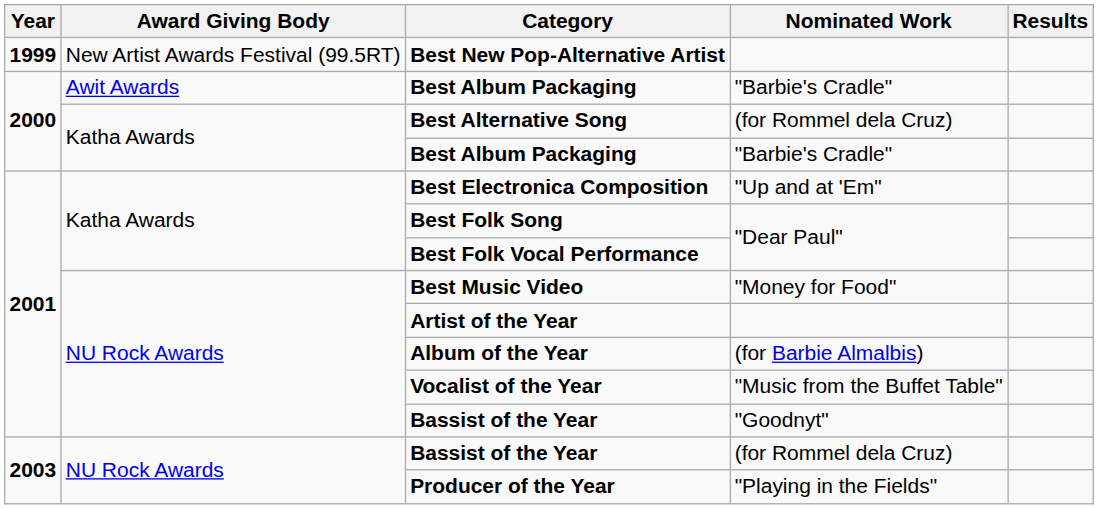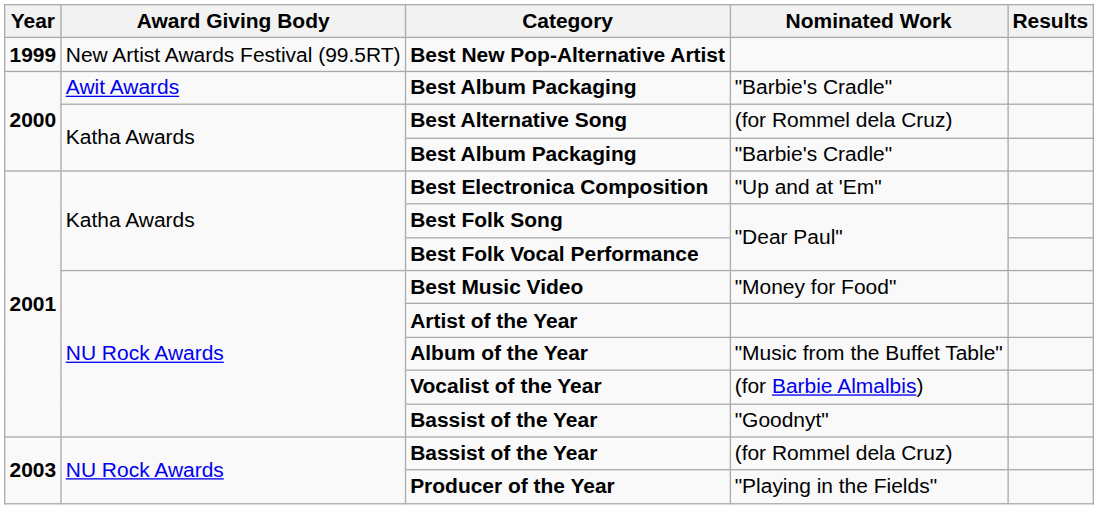(829, 353) (for Barbie Almalbis) -> (869, 353) "Music from the Buffet Table"
(869, 386) "Music from the Buffet Table" -> (829, 386) (for Barbie Almalbis)
